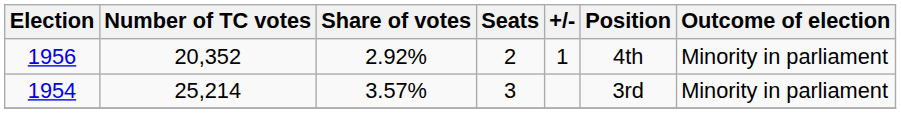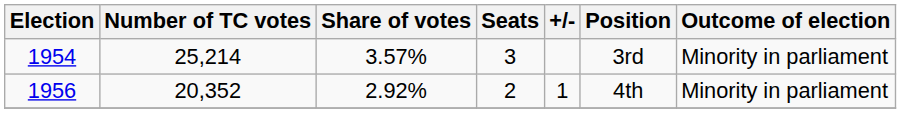rows swapped: (52, 56) <-> (52, 90)
